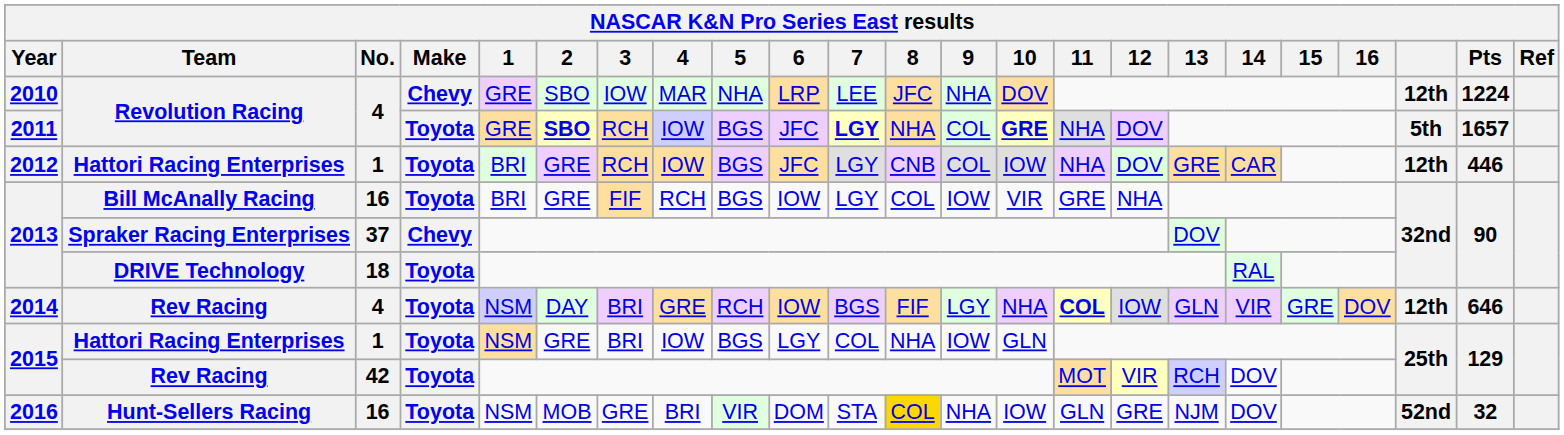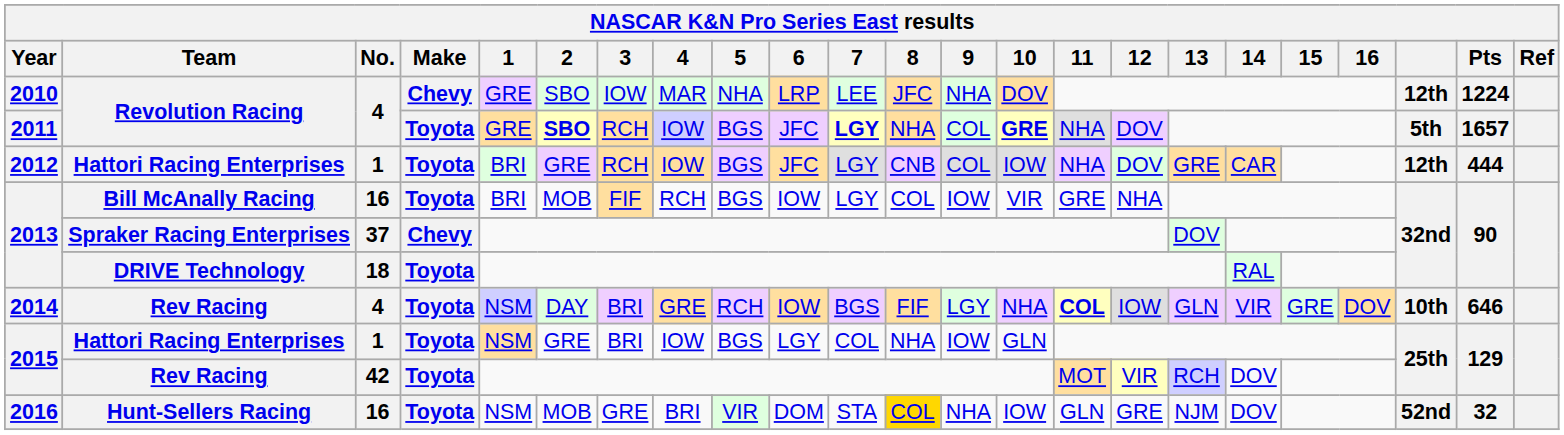(1485, 164) 446 -> (1485, 164) 444
(567, 200) GRE -> (567, 200) MOB
(1426, 306) 12th -> (1426, 306) 10th
